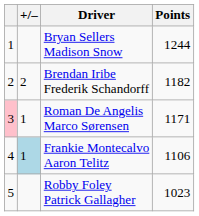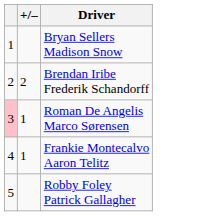- column: (173, 15)
(23, 155) lightblue background -> (23, 155) no background
